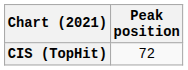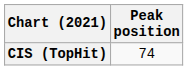(147, 54) 72 -> (147, 54) 74
